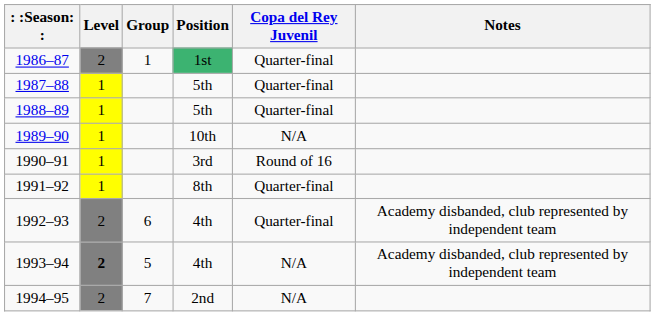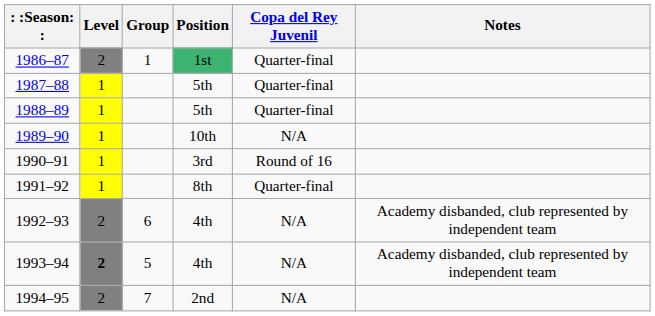(294, 220) Quarter-final -> (294, 220) N/A
